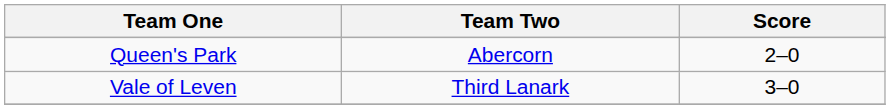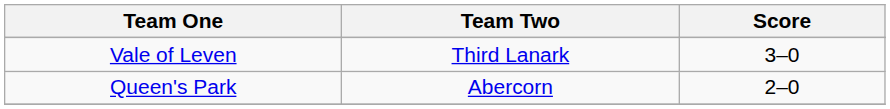rows swapped: (173, 87) <-> (173, 54)
